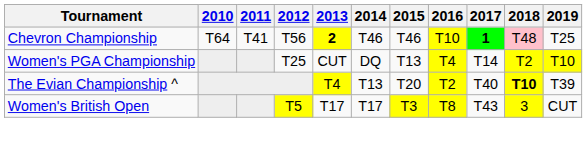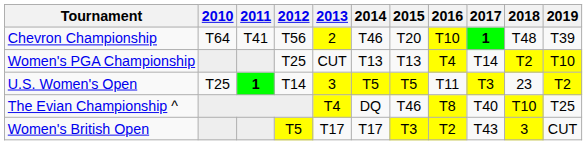(332, 39) bold -> (332, 39) normal
(409, 39) T46 -> (409, 39) T20
(524, 39) pink background -> (524, 39) no background
(563, 39) T25 -> (563, 39) T39
(370, 61) DQ -> (371, 61) T13
+ row: (73, 84)
(371, 84) T13 -> (370, 106) DQ
(409, 84) T20 -> (409, 106) T46
(447, 84) T2 -> (447, 106) T8
(524, 84) bold -> (524, 106) normal
(563, 84) T39 -> (563, 106) T25
(447, 106) T8 -> (447, 129) T2
